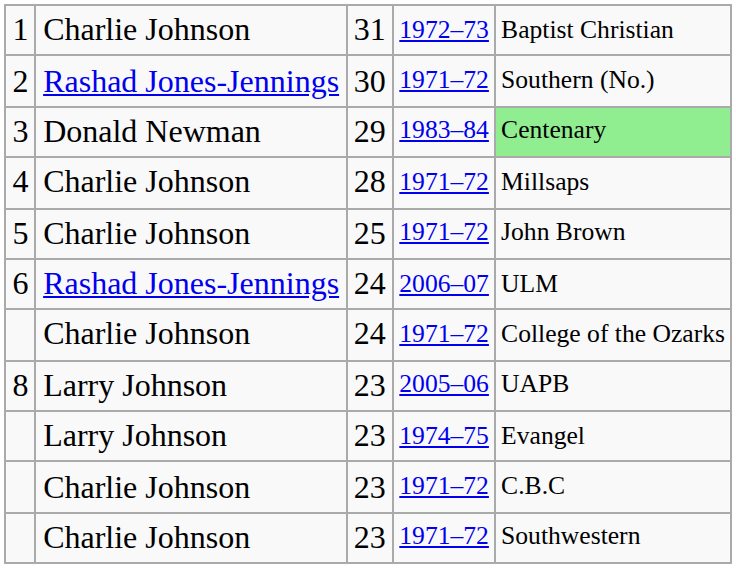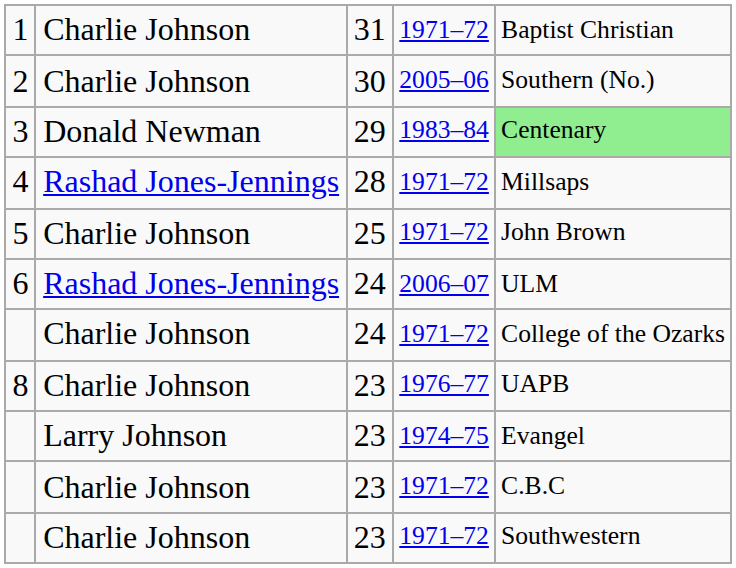(444, 29) 1972–73 -> (444, 29) 1971–72
(191, 80) Rashad Jones-Jennings -> (147, 80) Charlie Johnson
(444, 80) 1971–72 -> (444, 80) 2005–06
(147, 182) Charlie Johnson -> (191, 182) Rashad Jones-Jennings
(135, 385) Larry Johnson -> (147, 385) Charlie Johnson
(444, 385) 2005–06 -> (444, 385) 1976–77
